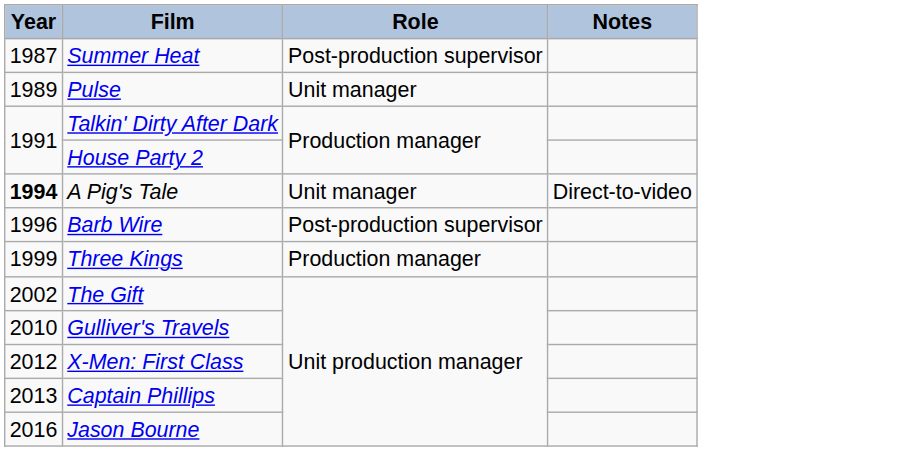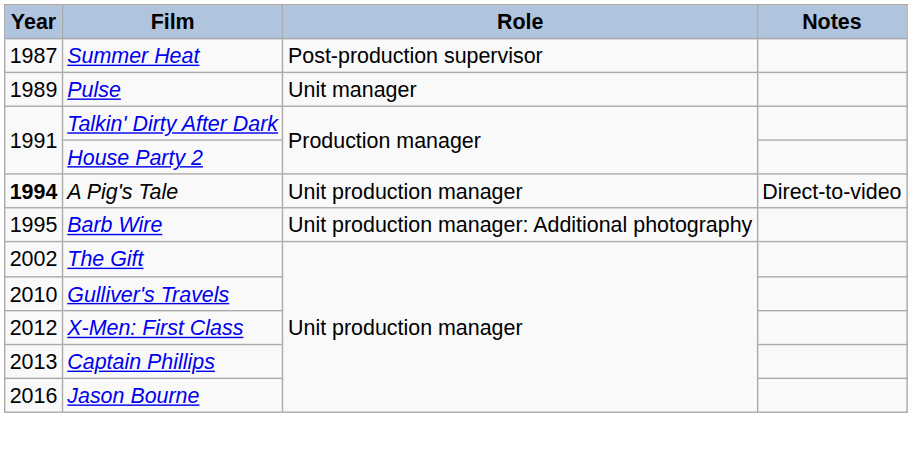(352, 191) Unit manager -> (405, 191) Unit production manager
(34, 225) 1996 -> (34, 225) 1995
(415, 225) Post-production supervisor -> (520, 225) Unit production manager: Additional photography
- row: (125, 259)
